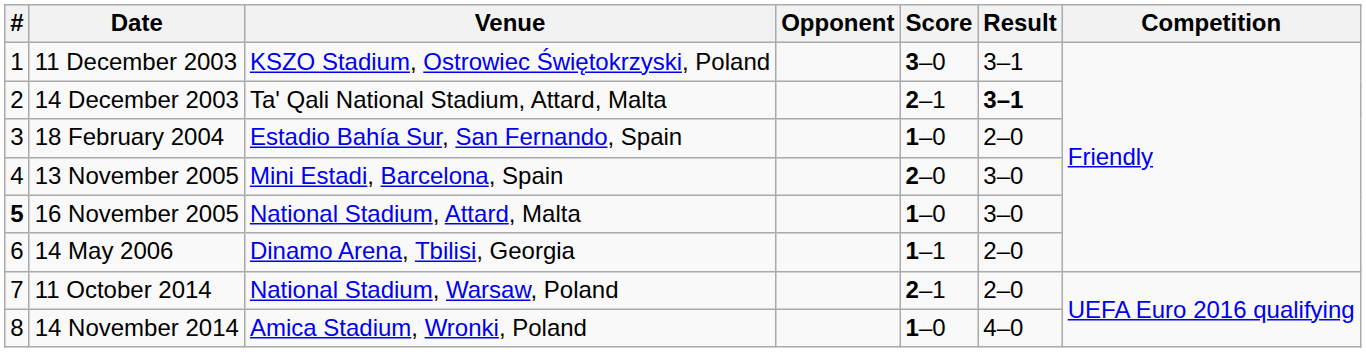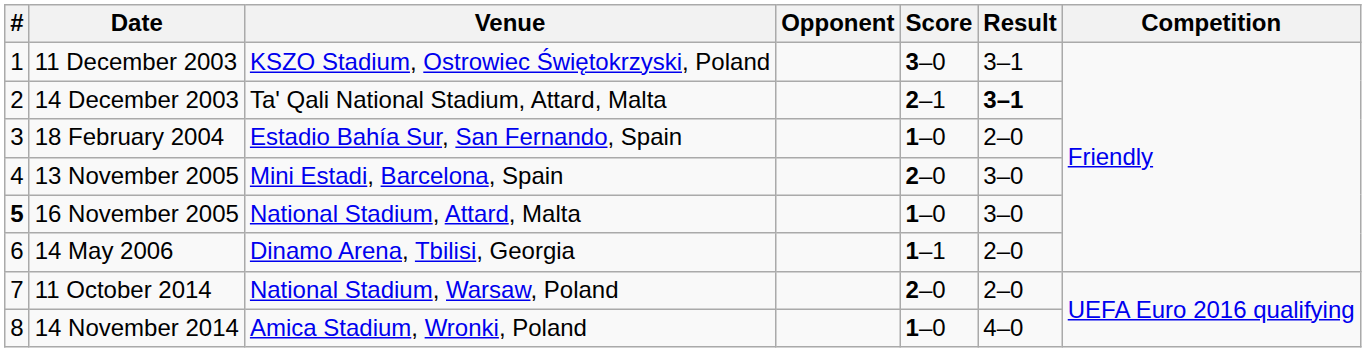(926, 289) 2–1 -> (926, 289) 2–0
